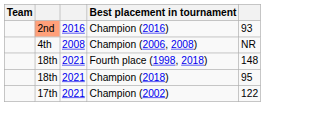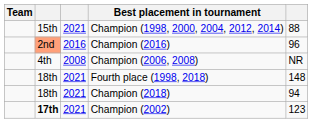+ row: (187, 28)
(247, 28) 93 -> (294, 45) 96
(247, 77) 95 -> (294, 93) 94
(47, 93) normal -> (48, 110) bold
(250, 93) 122 -> (297, 110) 123
